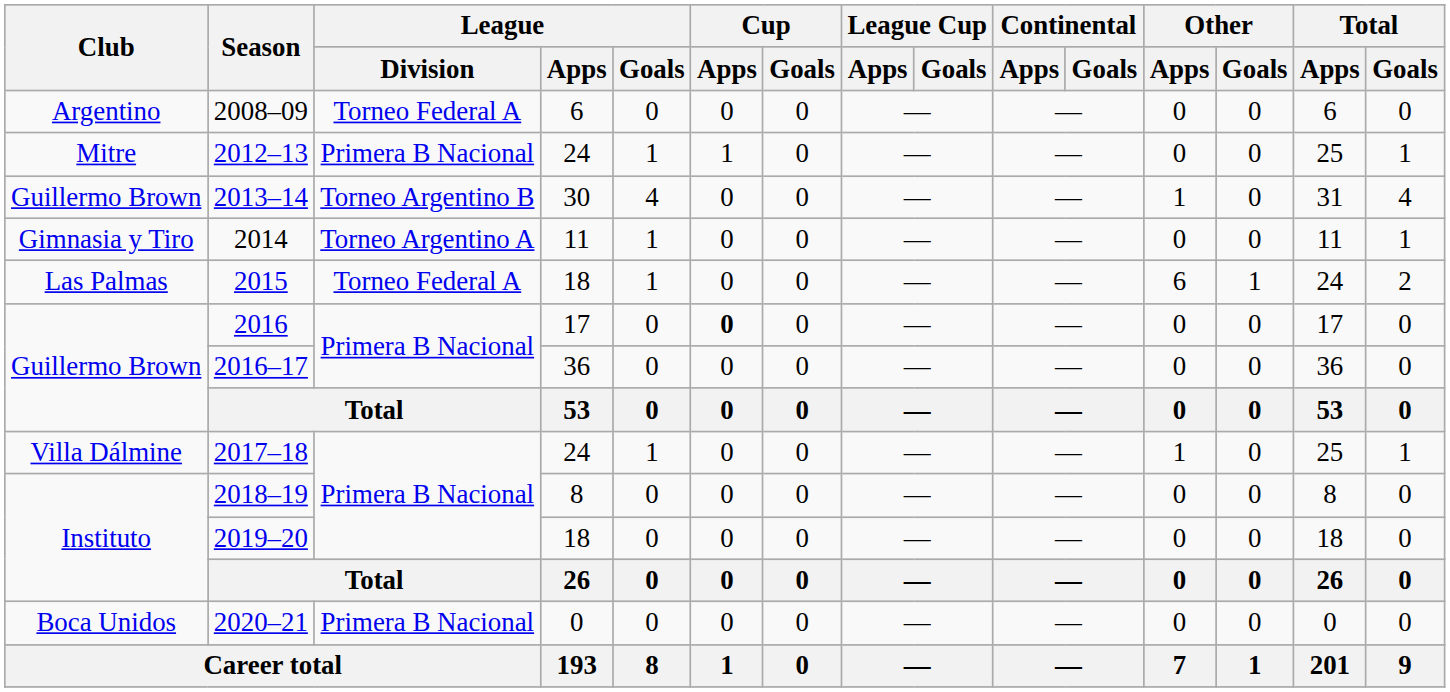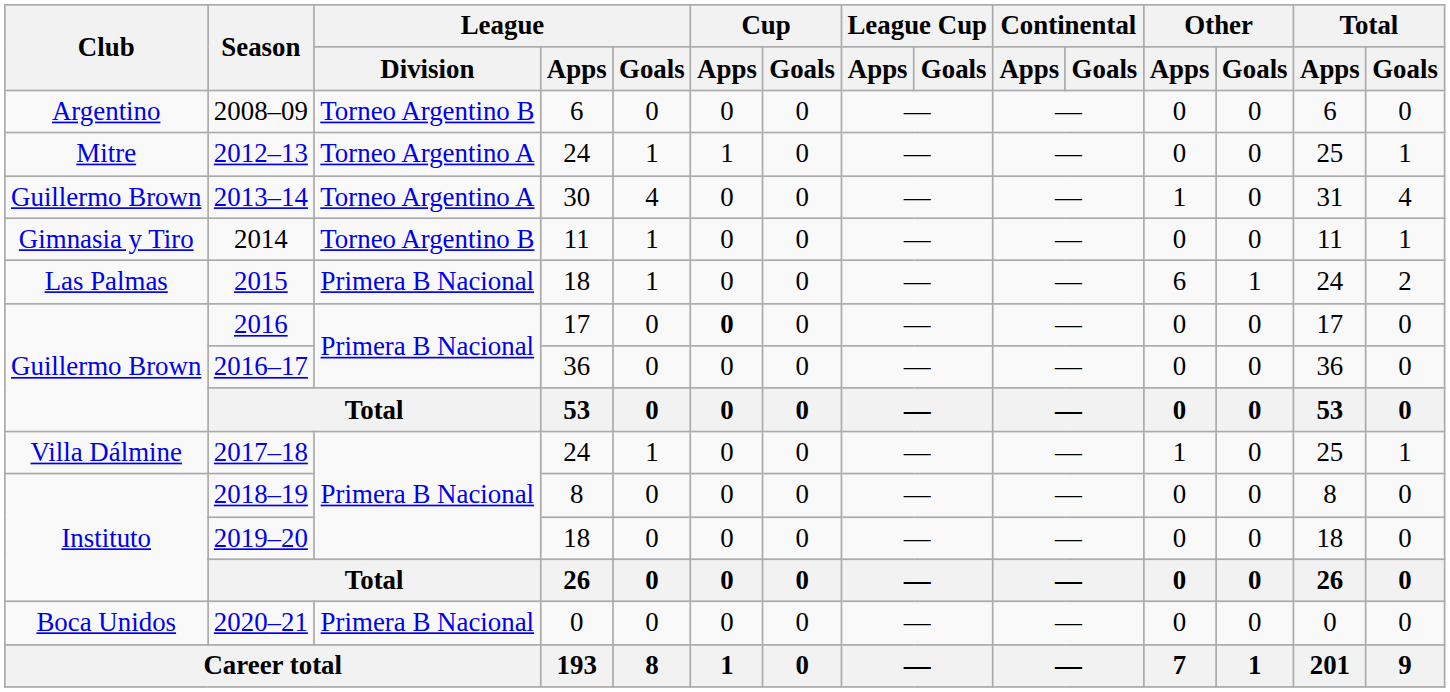(427, 111) Torneo Federal A -> (427, 111) Torneo Argentino B
(427, 153) Primera B Nacional -> (427, 153) Torneo Argentino A
(427, 196) Torneo Argentino B -> (427, 196) Torneo Argentino A
(427, 238) Torneo Argentino A -> (427, 238) Torneo Argentino B
(427, 281) Torneo Federal A -> (427, 281) Primera B Nacional
